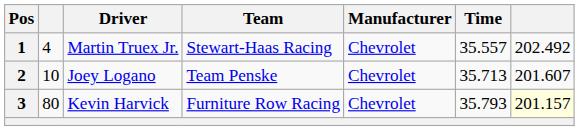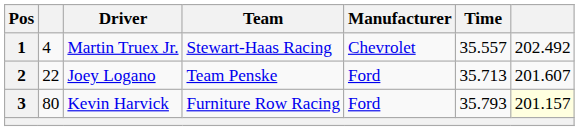(51, 75) 10 -> (51, 75) 22
(382, 75) Chevrolet -> (364, 75) Ford
(382, 103) Chevrolet -> (364, 103) Ford
